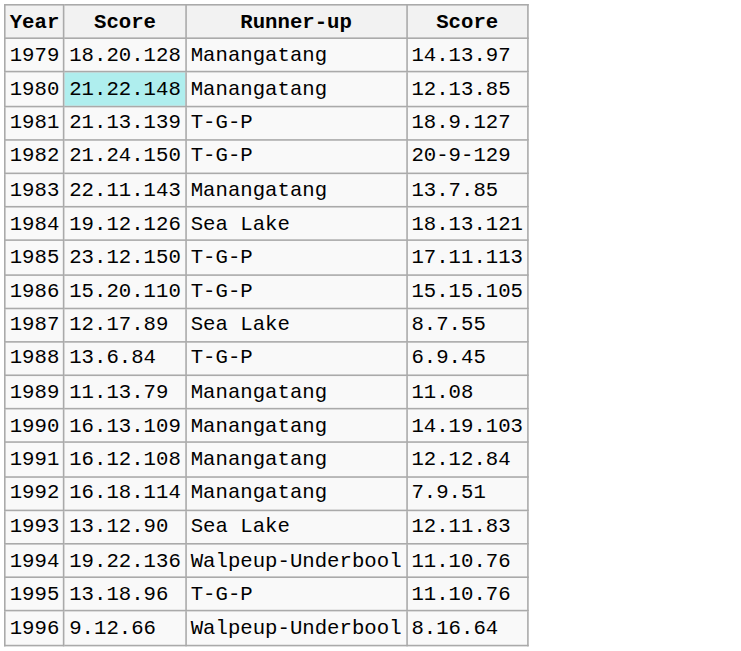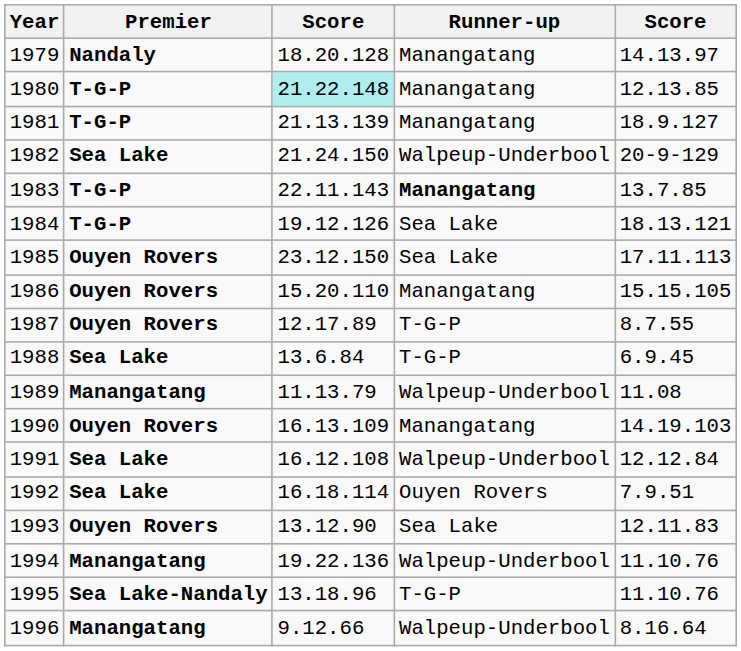+ column: (168, 22)
(222, 123) T-G-P -> (467, 123) Manangatang
(222, 156) T-G-P -> (504, 156) Walpeup-Underbool
(259, 190) normal -> (467, 190) bold
(222, 257) T-G-P -> (449, 257) Sea Lake
(222, 291) T-G-P -> (467, 291) Manangatang
(240, 325) Sea Lake -> (430, 325) T-G-P
(259, 392) Manangatang -> (504, 392) Walpeup-Underbool
(259, 460) Manangatang -> (504, 460) Walpeup-Underbool
(259, 493) Manangatang -> (473, 493) Ouyen Rovers
